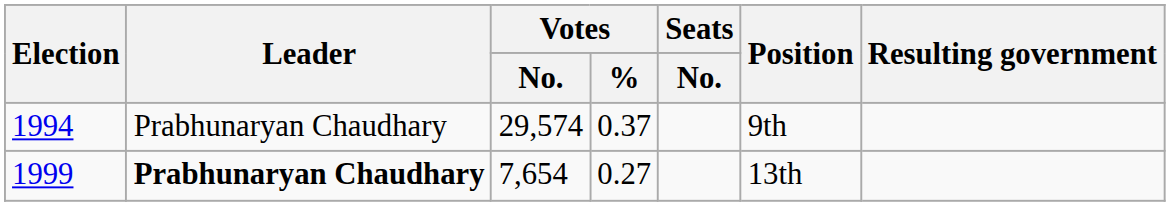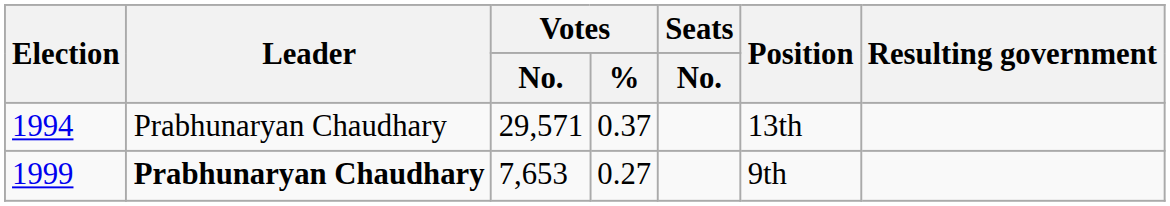(541, 126) 29,574 -> (541, 126) 29,571
(767, 126) 9th -> (775, 126) 13th
(533, 175) 7,654 -> (533, 175) 7,653
(775, 175) 13th -> (767, 175) 9th
